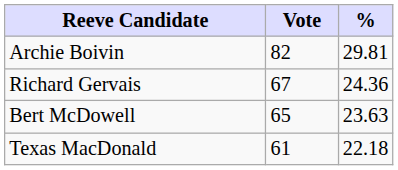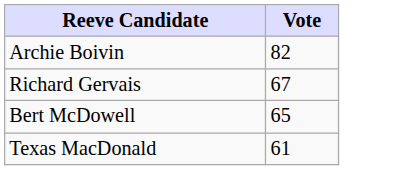- column: (366, 20)
